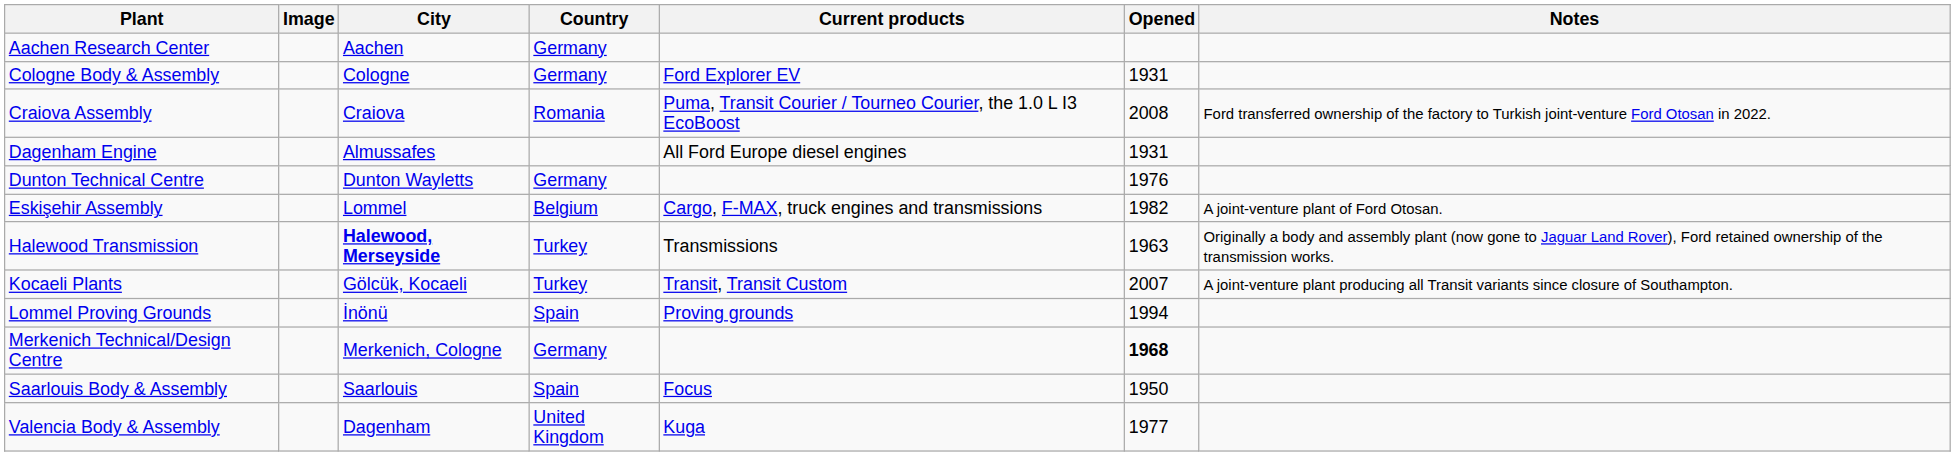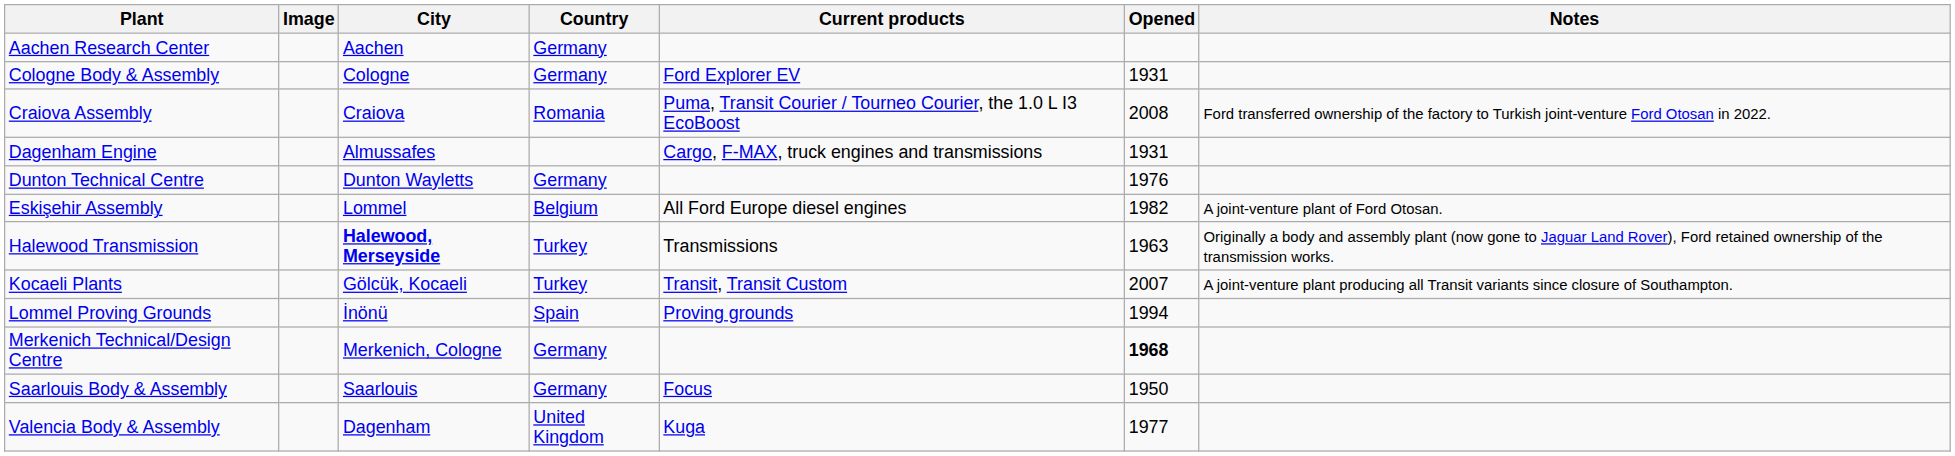(785, 152) All Ford Europe diesel engines -> (853, 152) Cargo, F-MAX, truck engines and transmissions
(853, 208) Cargo, F-MAX, truck engines and transmissions -> (785, 208) All Ford Europe diesel engines
(556, 389) Spain -> (570, 389) Germany
